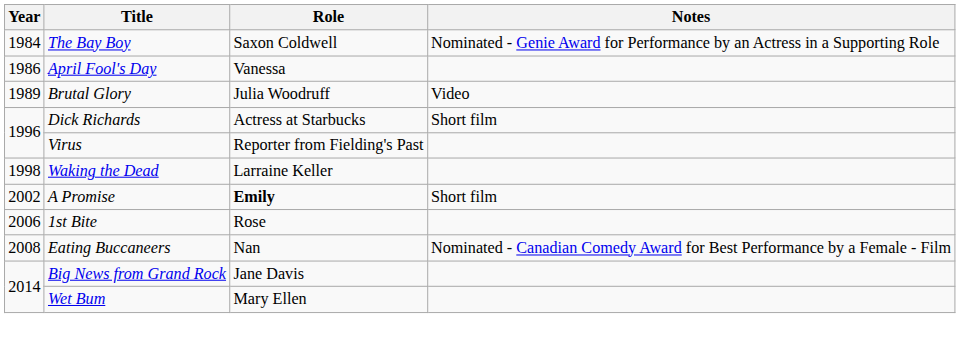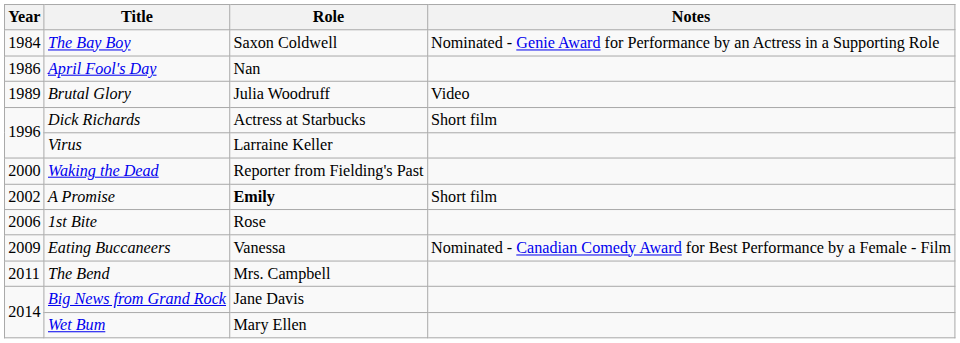(260, 68) Vanessa -> (247, 68) Nan
(329, 145) Reporter from Fielding's Past -> (283, 145) Larraine Keller
(24, 171) 1998 -> (24, 171) 2000
(283, 171) Larraine Keller -> (329, 171) Reporter from Fielding's Past
(24, 247) 2008 -> (24, 247) 2009
(247, 247) Nan -> (260, 247) Vanessa
+ row: (79, 273)
